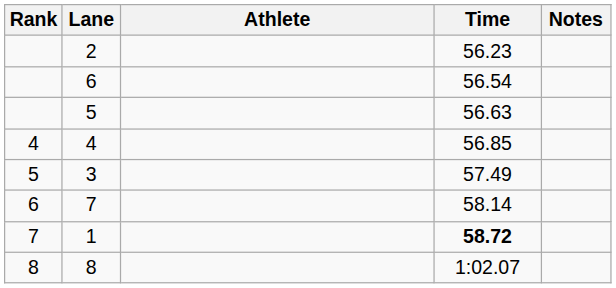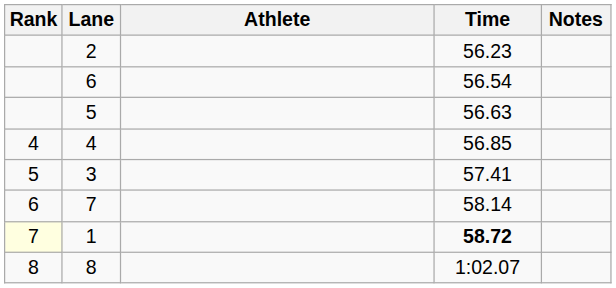(487, 174) 57.49 -> (487, 174) 57.41
(34, 236) no background -> (34, 236) lightyellow background
